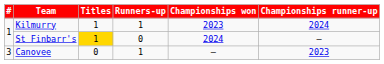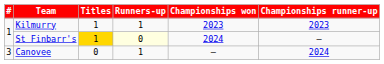(319, 25) 2024 -> (319, 25) 2023
(141, 39) no background -> (141, 39) lightyellow background
(319, 53) 2023 -> (319, 53) 2024
